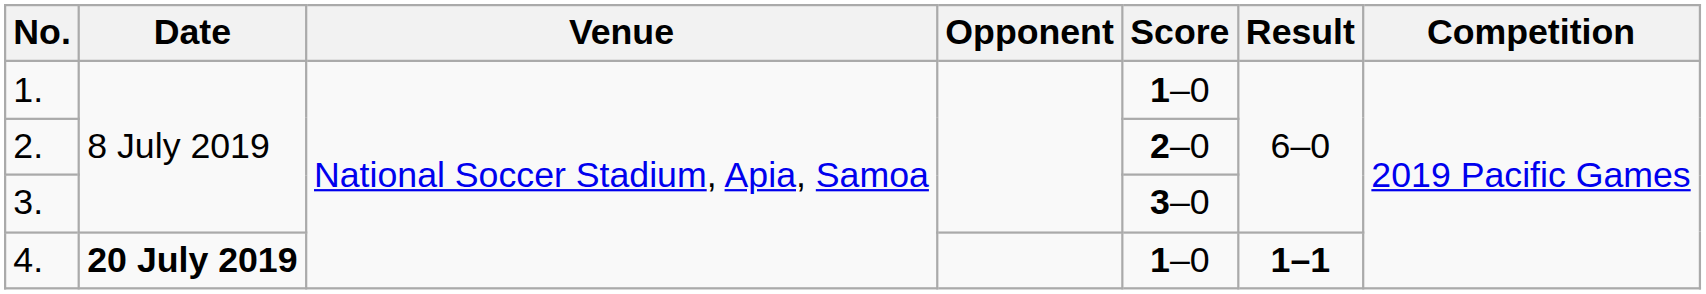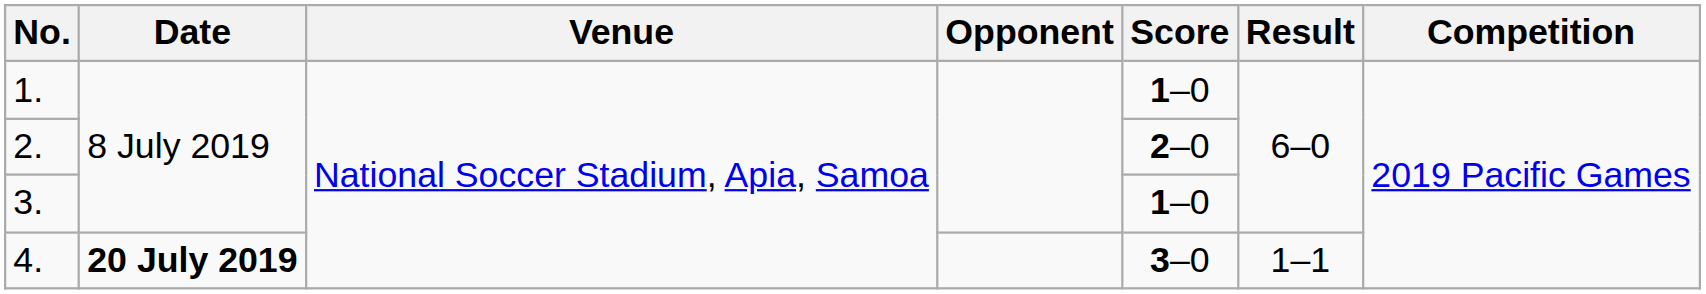(1180, 202) 3–0 -> (1180, 202) 1–0
(1180, 259) 1–0 -> (1180, 259) 3–0
(1300, 259) bold -> (1300, 259) normal
